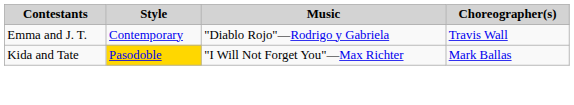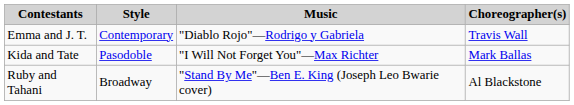(135, 55) gold background -> (126, 55) no background
+ row: (32, 82)
